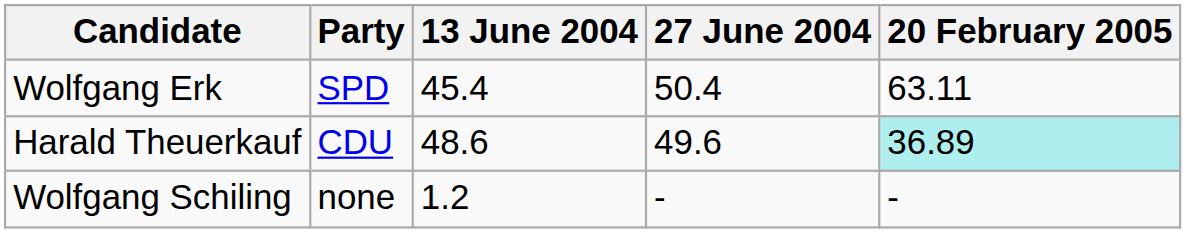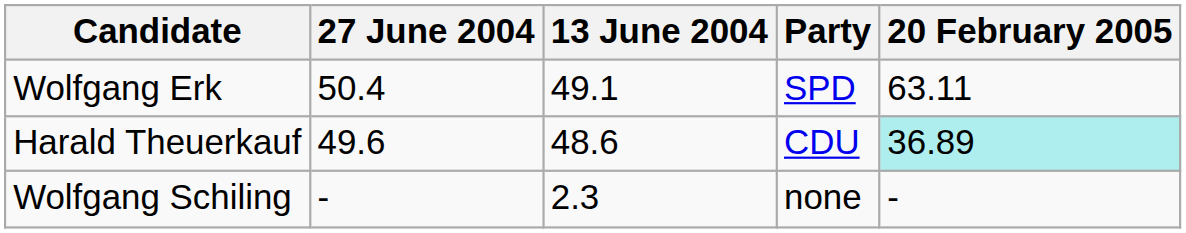columns swapped: (361, 32) <-> (763, 32)
(455, 87) 45.4 -> (585, 87) 49.1
(445, 198) 1.2 -> (575, 198) 2.3
